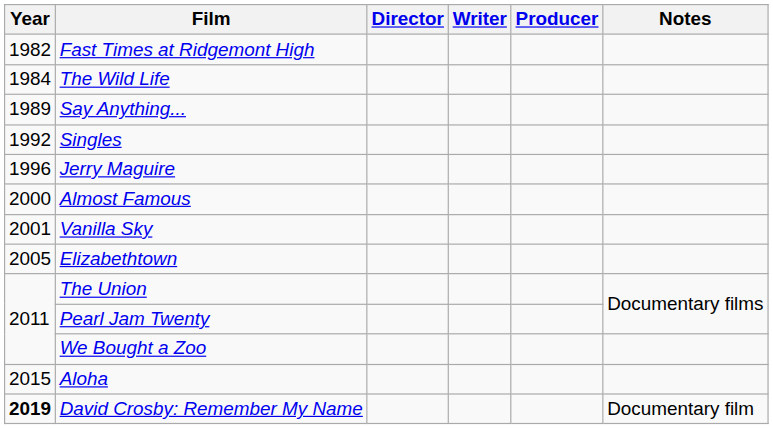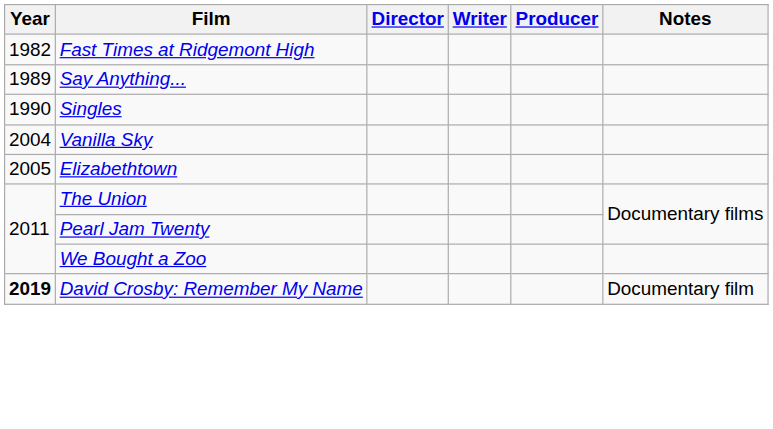- row: (115, 79)
(30, 139) 1992 -> (30, 109) 1990
- row: (117, 169)
- row: (125, 199)
(30, 229) 2001 -> (30, 139) 2004
- row: (84, 378)
